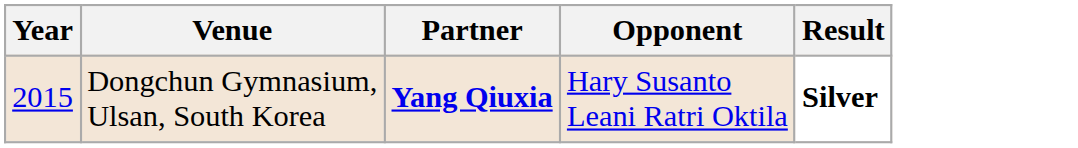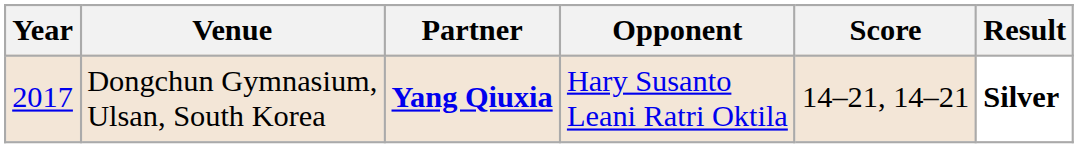+ column: (886, 29)
(43, 97) 2015 -> (43, 97) 2017
